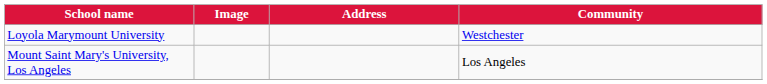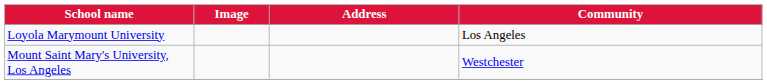(493, 34) Westchester -> (494, 34) Los Angeles
(494, 62) Los Angeles -> (493, 62) Westchester
